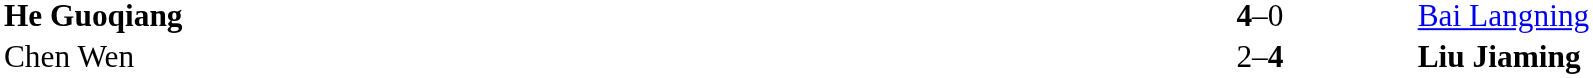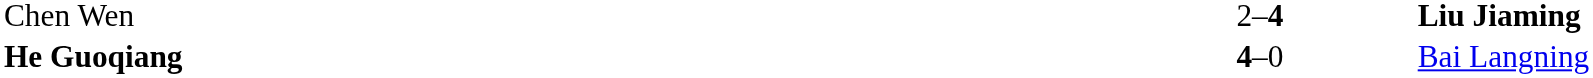rows swapped: (69, 57) <-> (93, 15)
